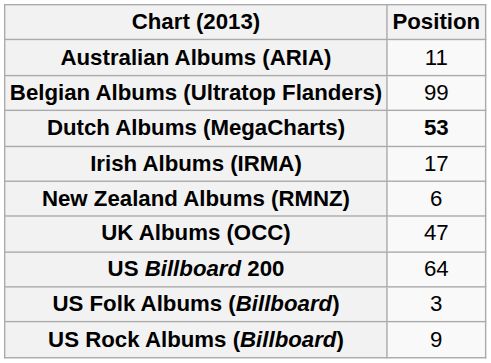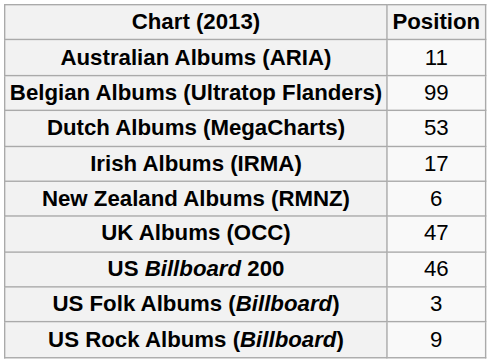(436, 127) bold -> (436, 127) normal
(436, 269) 64 -> (436, 269) 46
